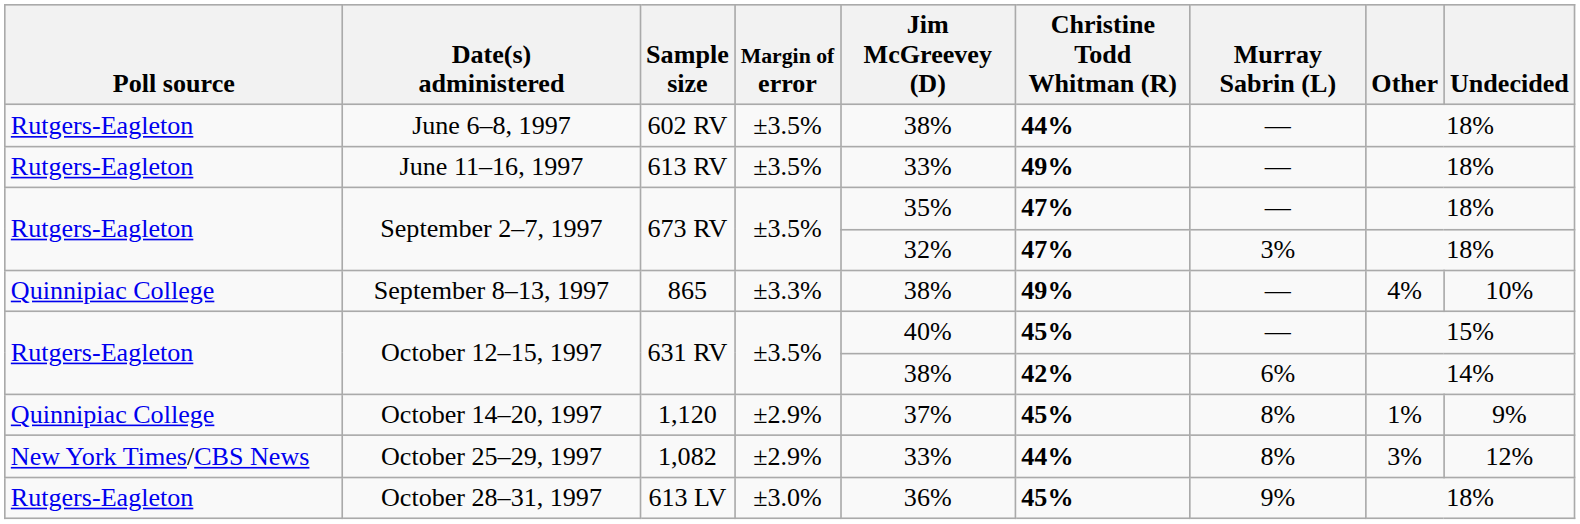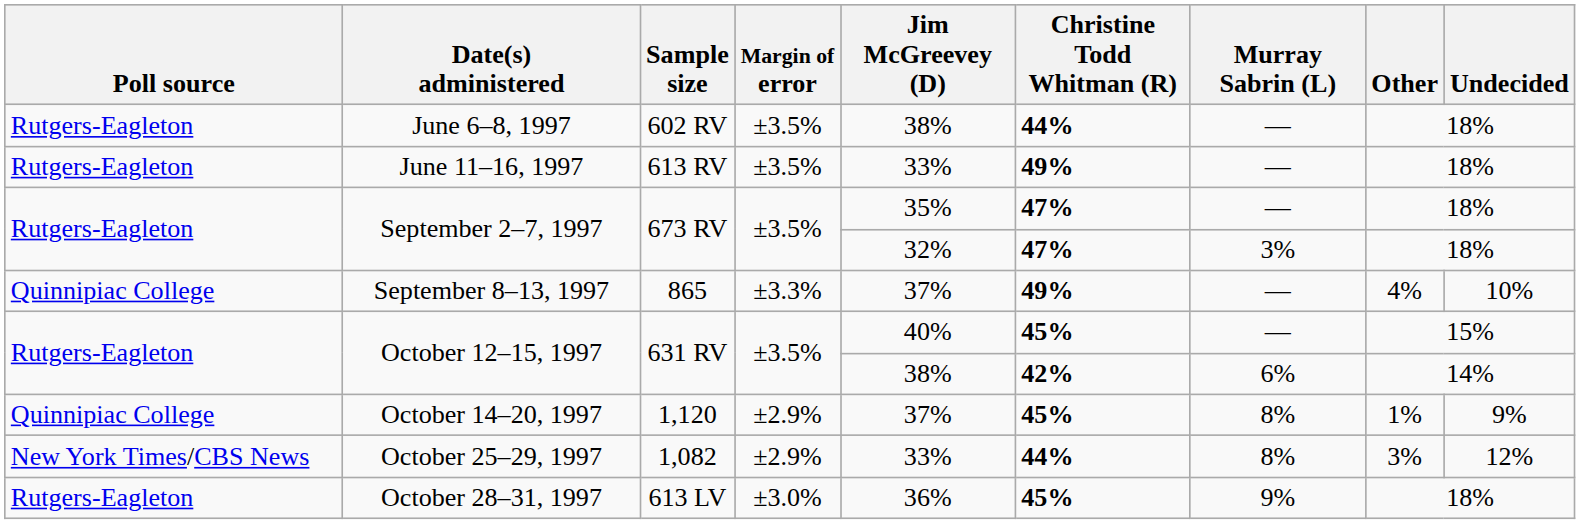(928, 290) 38% -> (928, 290) 37%
